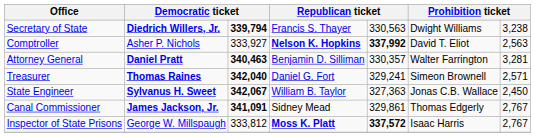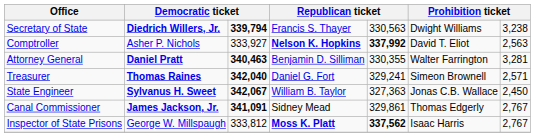(387, 60) 330,357 -> (387, 60) 330,355
(387, 124) 337,572 -> (387, 124) 337,562
